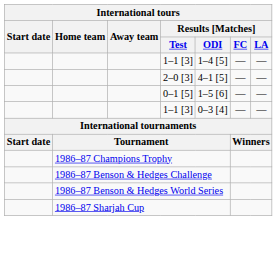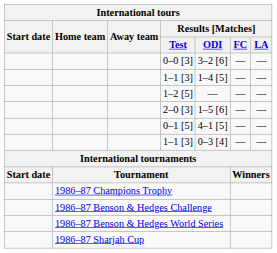+ row: (80, 61)
+ row: (80, 94)
(213, 77) 4–1 [5] -> (213, 110) 1–5 [6]
(213, 93) 1–5 [6] -> (213, 126) 4–1 [5]
